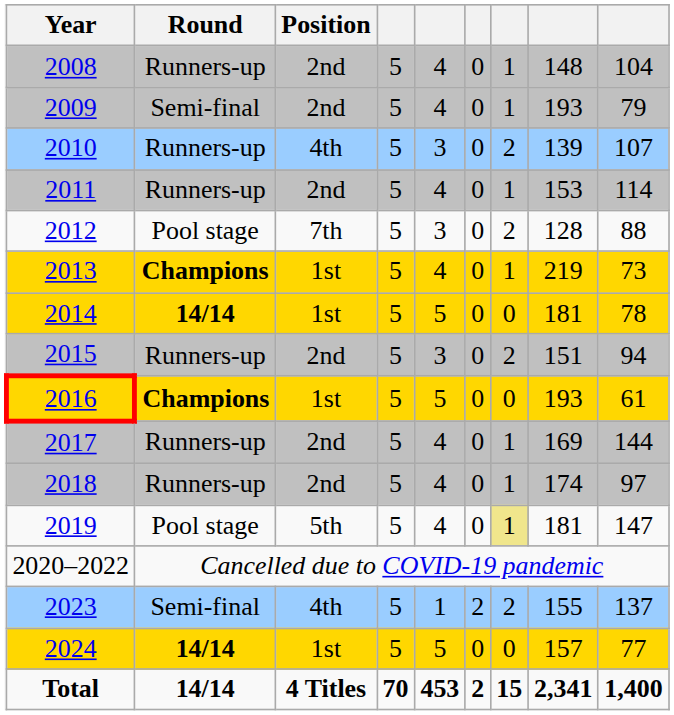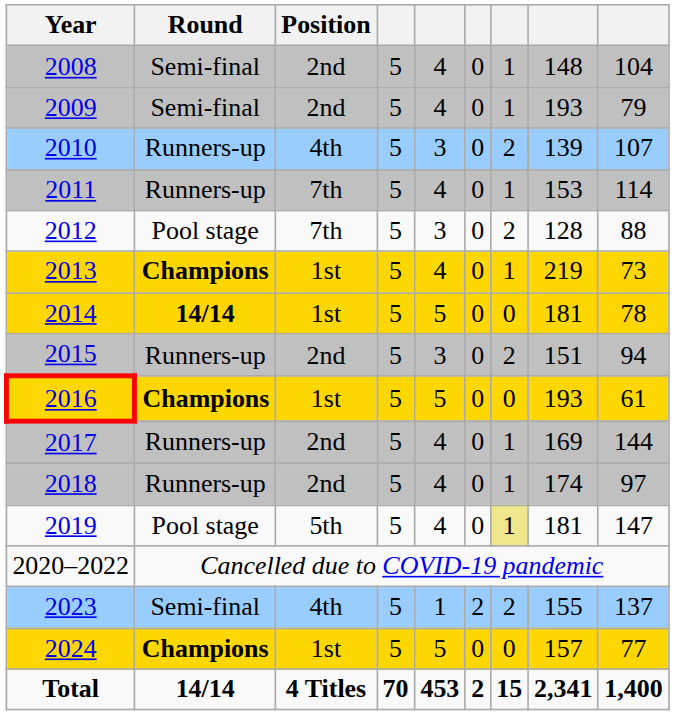(205, 66) Runners-up -> (205, 66) Semi-final
(326, 189) 2nd -> (326, 189) 7th
(205, 648) 14/14 -> (205, 648) Champions
